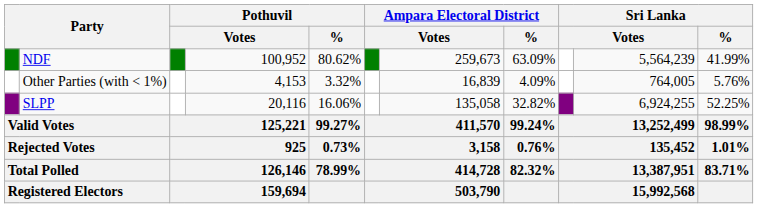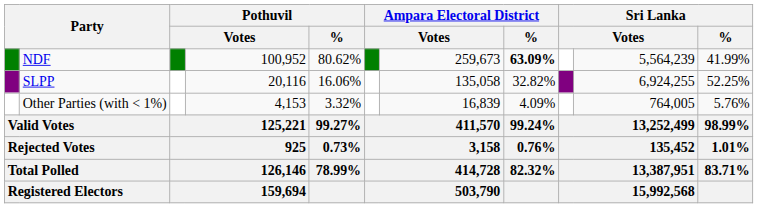(534, 59) normal -> (533, 59) bold
rows swapped: (39, 103) <-> (95, 81)
